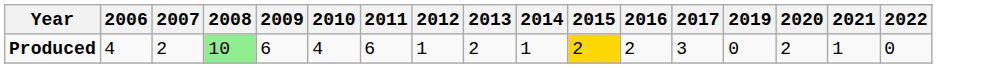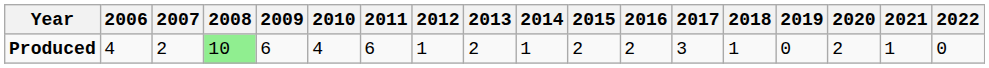+ column: (750, 19)
(578, 49) gold background -> (578, 49) no background
